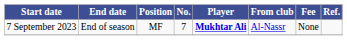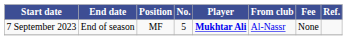(184, 27) 7 -> (184, 27) 5
